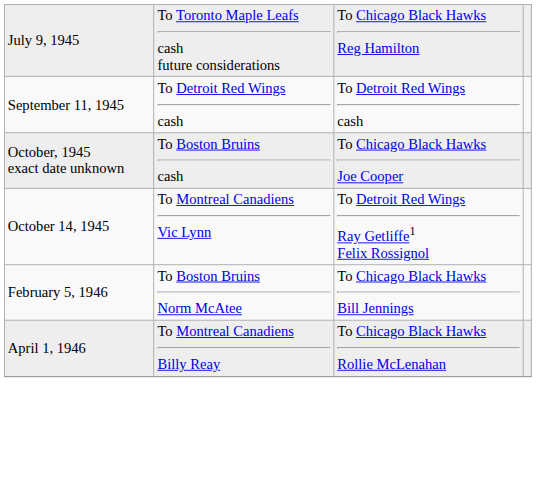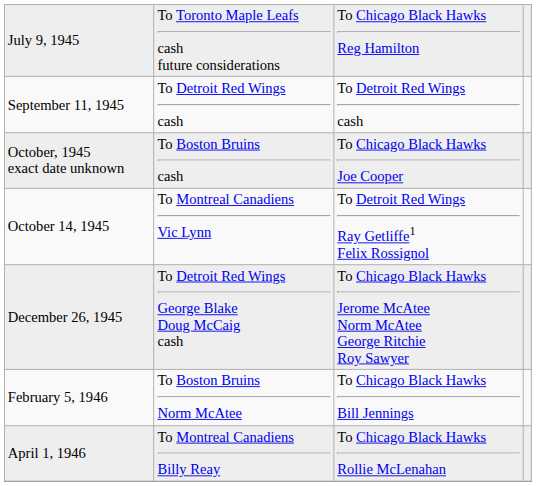+ row: (65, 317)
